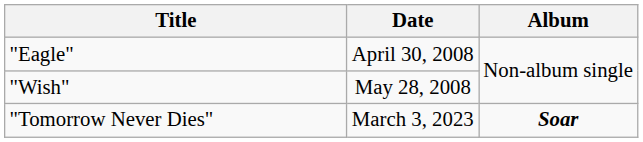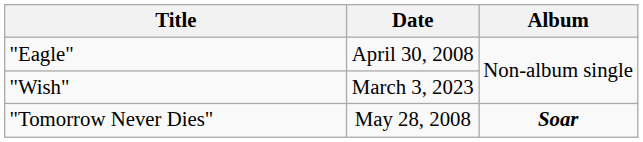(413, 86) May 28, 2008 -> (413, 86) March 3, 2023
(413, 119) March 3, 2023 -> (413, 119) May 28, 2008
